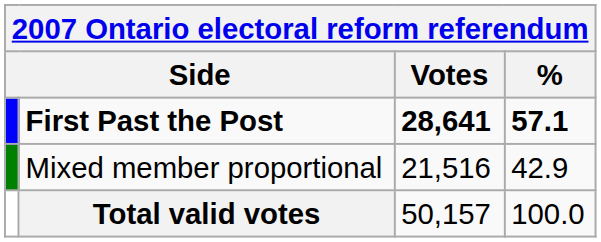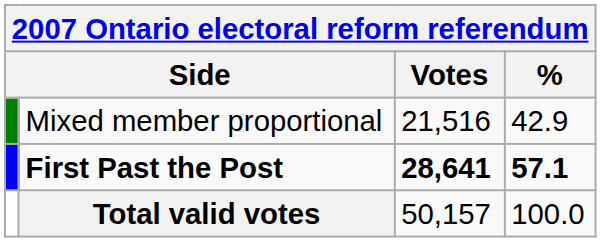rows swapped: (154, 121) <-> (204, 168)
